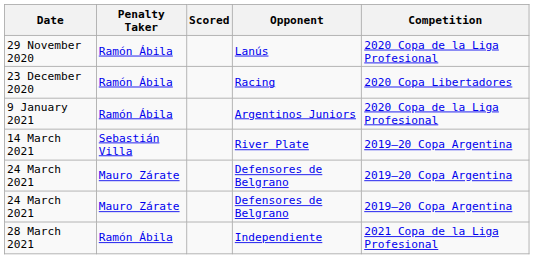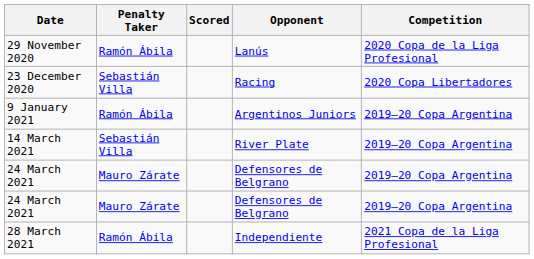(136, 82) Ramón Ábila -> (129, 82) Sebastián Villa
(432, 113) 2020 Copa de la Liga Profesional -> (438, 113) 2019–20 Copa Argentina
